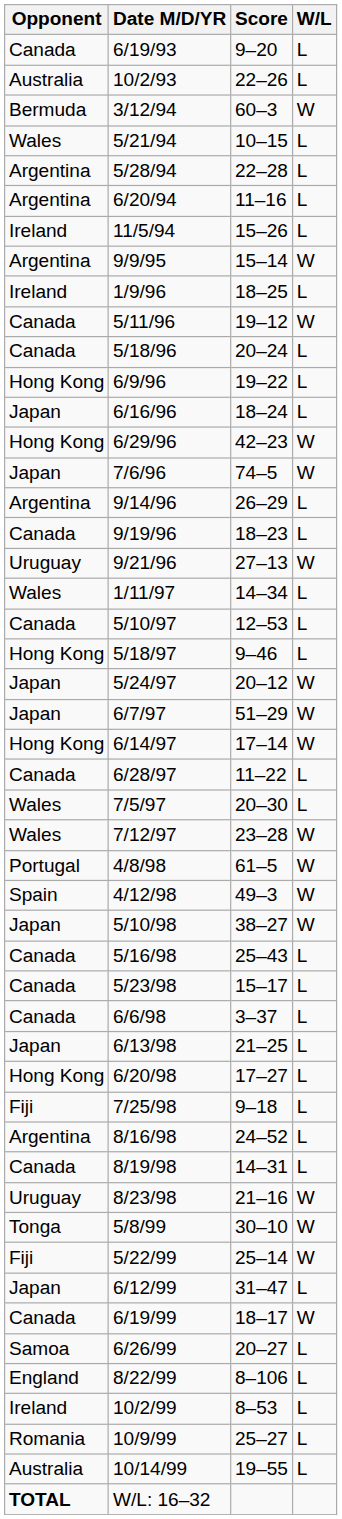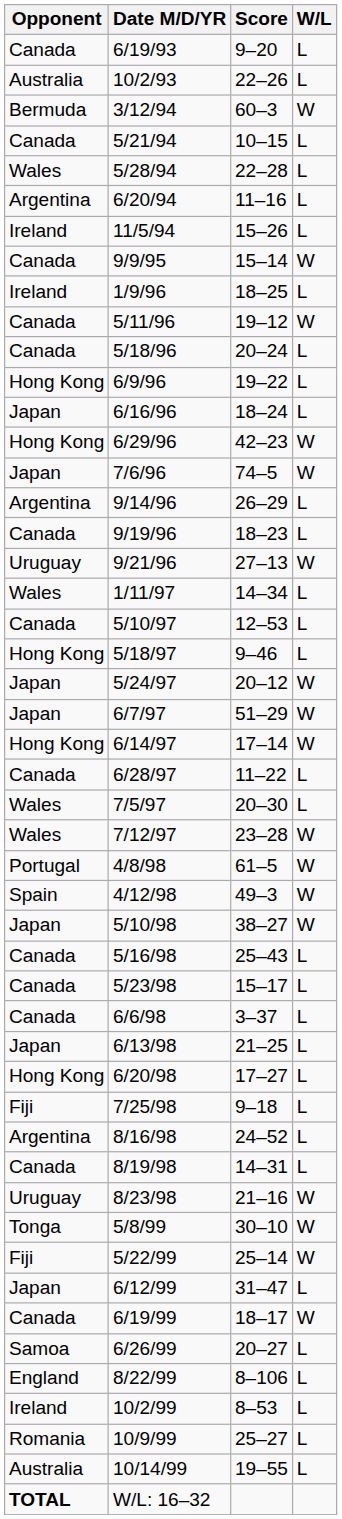(35, 140) Wales -> (42, 140) Canada
(50, 170) Argentina -> (35, 170) Wales
(50, 261) Argentina -> (42, 261) Canada
